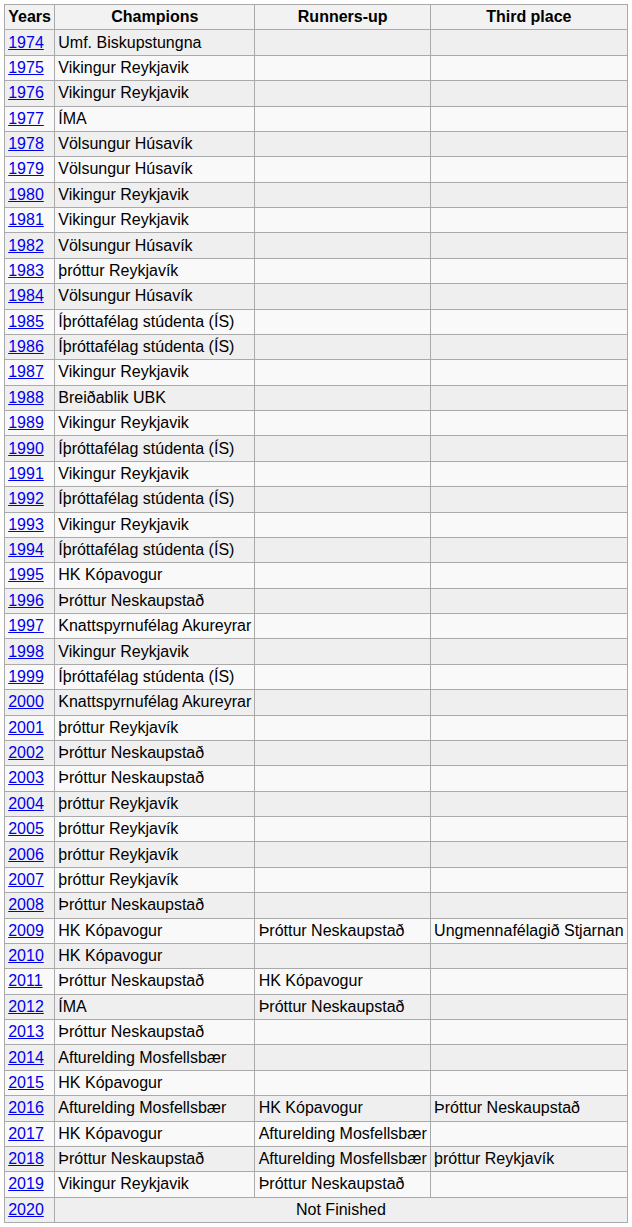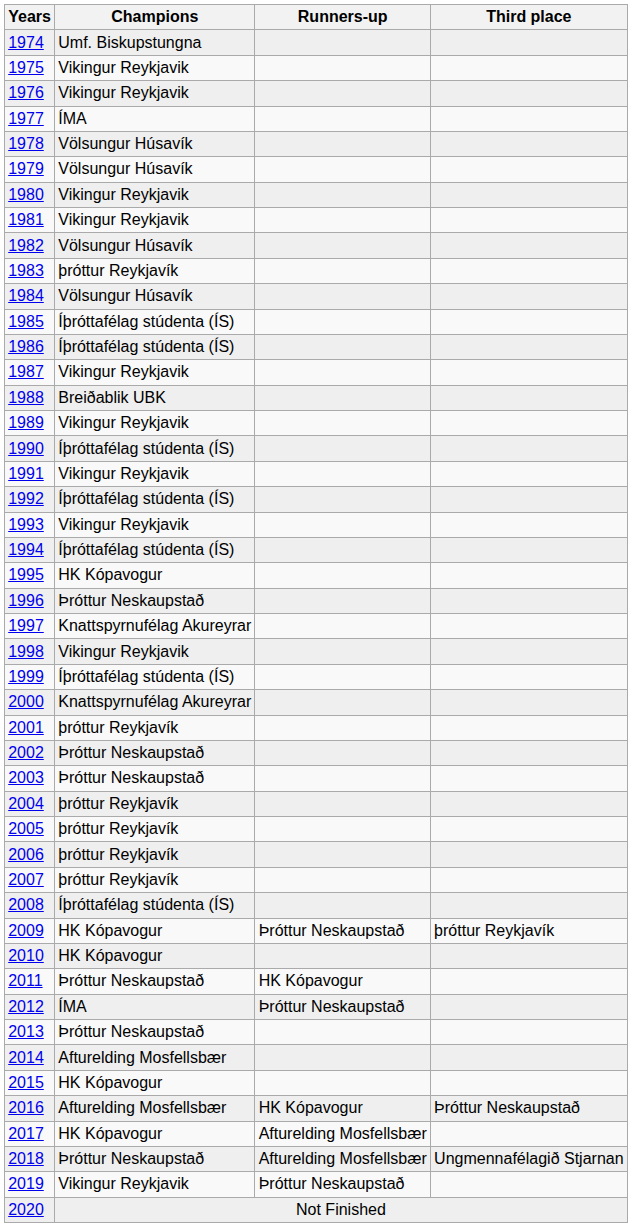(131, 905) Þróttur Neskaupstað -> (146, 905) Íþróttafélag stúdenta (ÍS)
(529, 930) Ungmennafélagið Stjarnan -> (494, 930) þróttur Reykjavík
(494, 1159) þróttur Reykjavík -> (529, 1159) Ungmennafélagið Stjarnan
